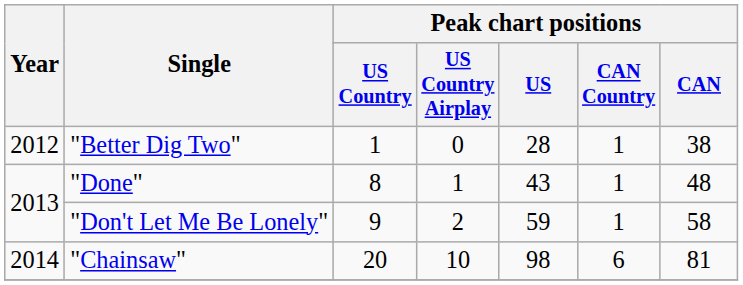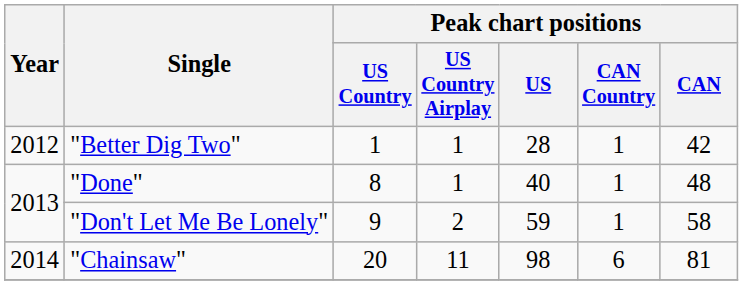(458, 144) 0 -> (458, 144) 1
(699, 144) 38 -> (699, 144) 42
(538, 183) 43 -> (538, 183) 40
(458, 260) 10 -> (458, 260) 11
